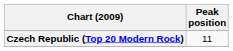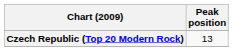(207, 38) 11 -> (207, 38) 13
